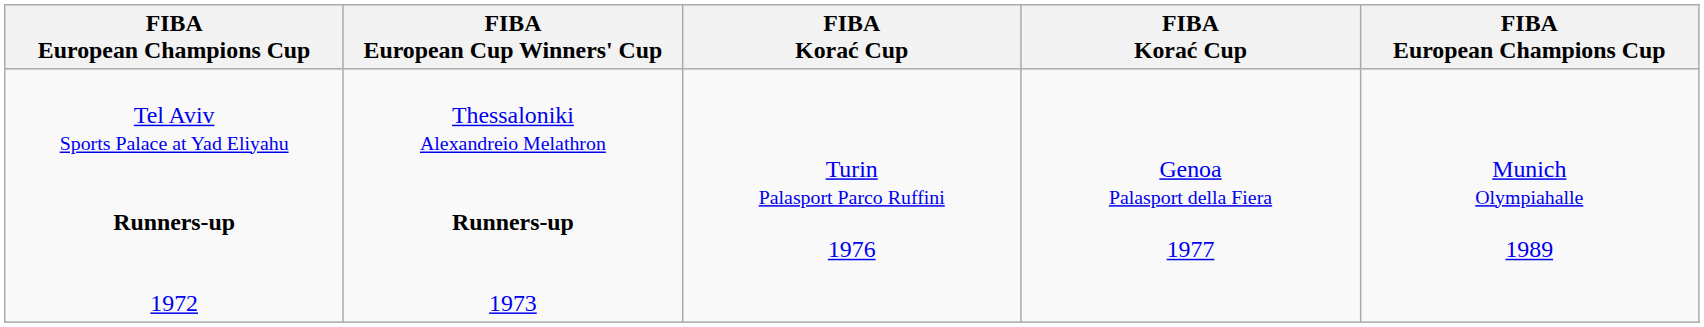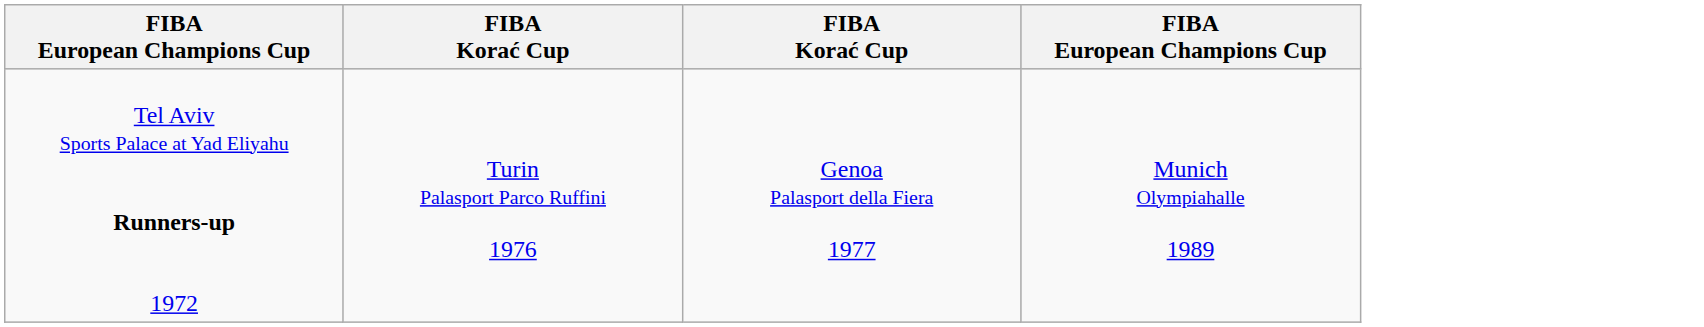- column: (513, 36)
